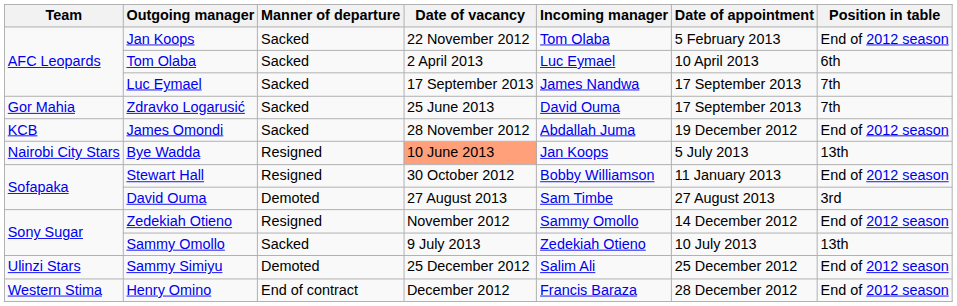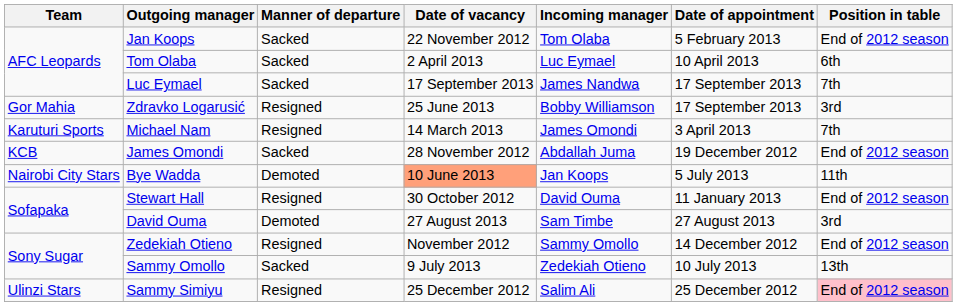(285, 107) Sacked -> (292, 107) Resigned
(580, 107) David Ouma -> (597, 107) Bobby Williamson
(831, 107) 7th -> (831, 107) 3rd
+ row: (168, 130)
(292, 152) Resigned -> (290, 175) Demoted
(835, 152) 13th -> (834, 175) 11th
(597, 175) Bobby Williamson -> (580, 198) David Ouma
(290, 267) Demoted -> (292, 289) Resigned
(885, 267) no background -> (885, 289) pink background
- row: (169, 289)
